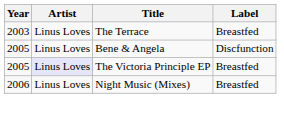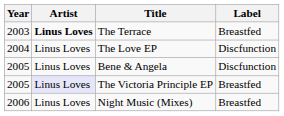(62, 31) normal -> (64, 31) bold
+ row: (127, 48)
